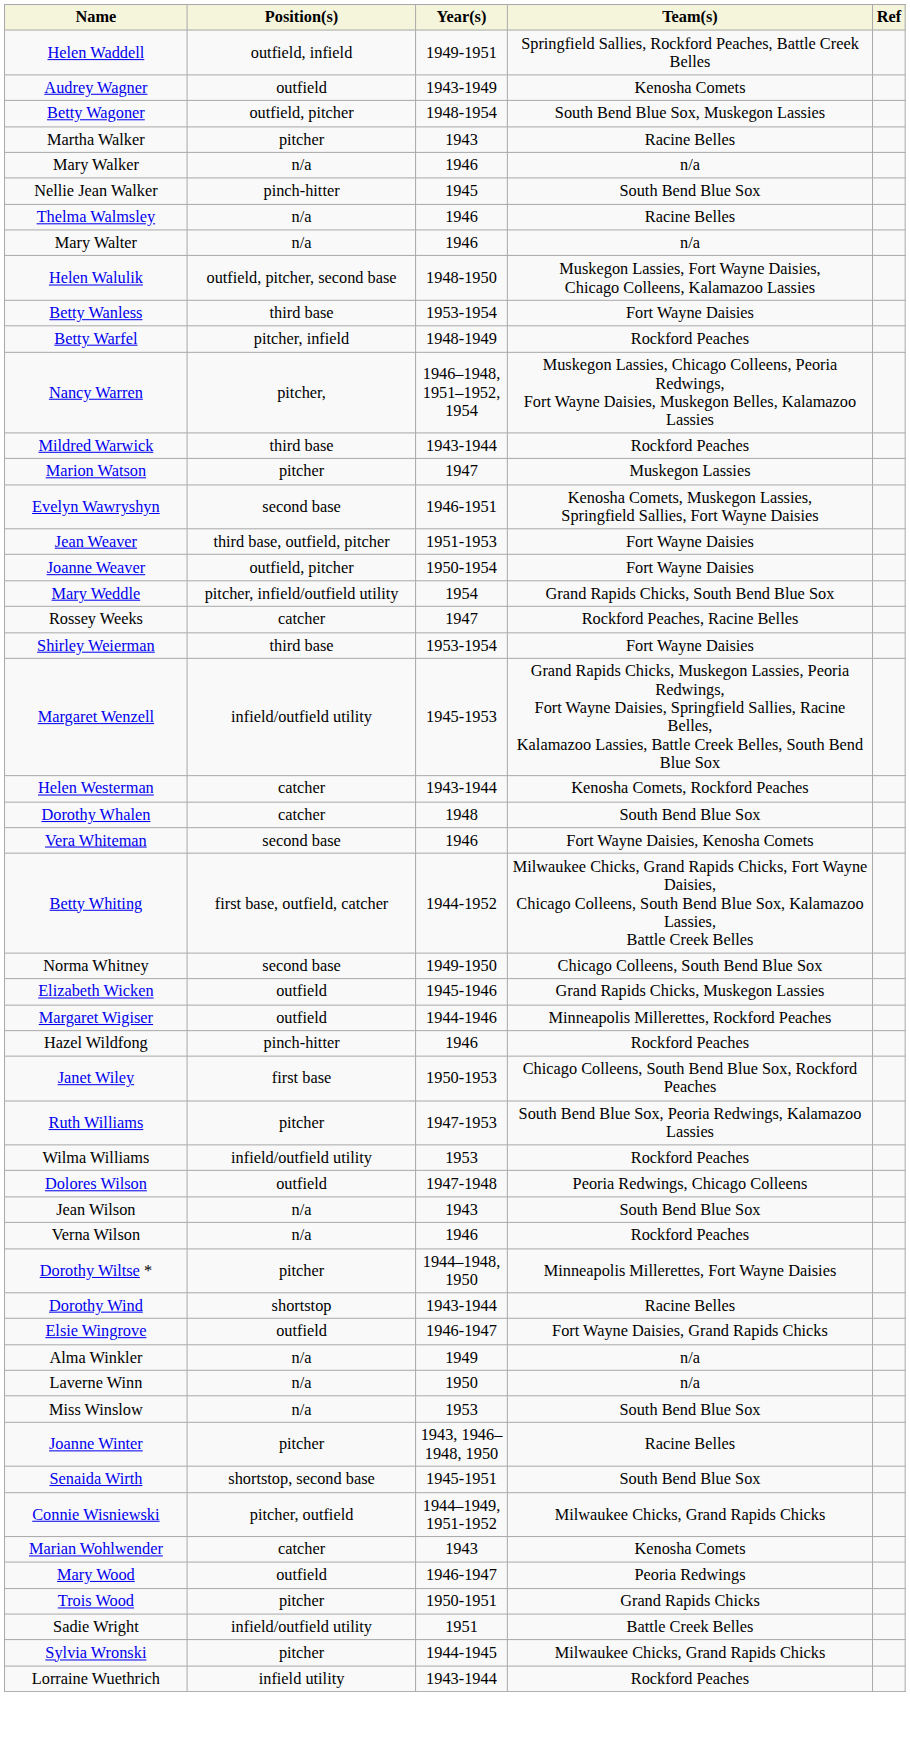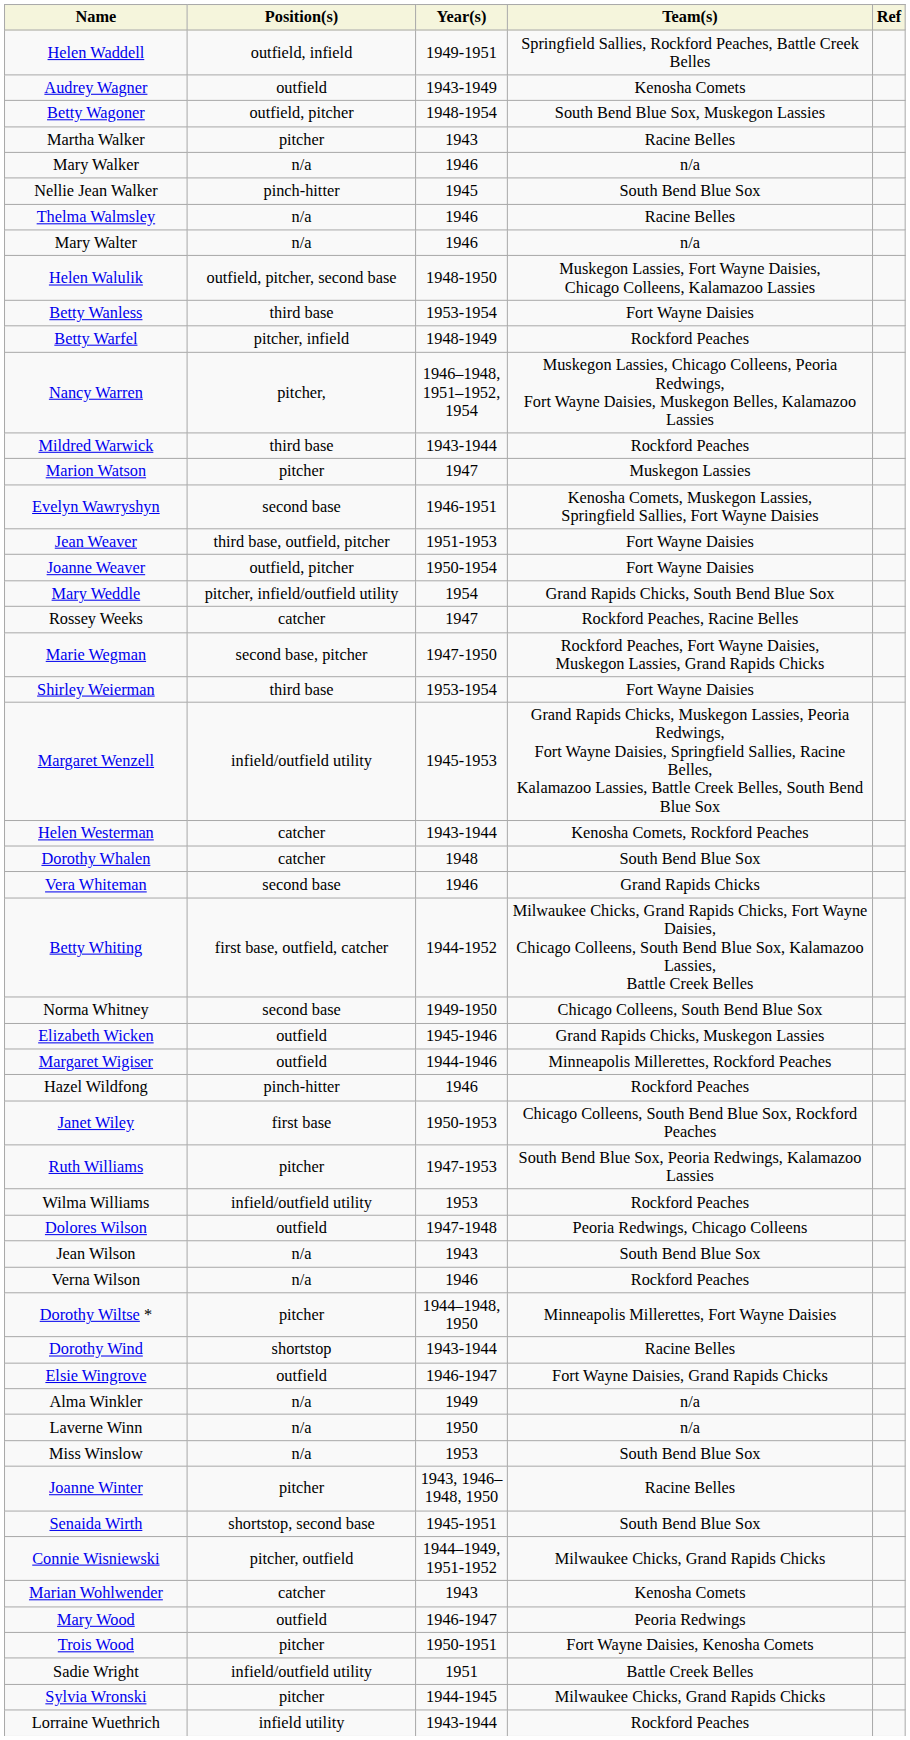+ row: (96, 654)
(690, 840) Fort Wayne Daisies, Kenosha Comets -> (690, 884) Grand Rapids Chicks
(690, 1601) Grand Rapids Chicks -> (690, 1645) Fort Wayne Daisies, Kenosha Comets
